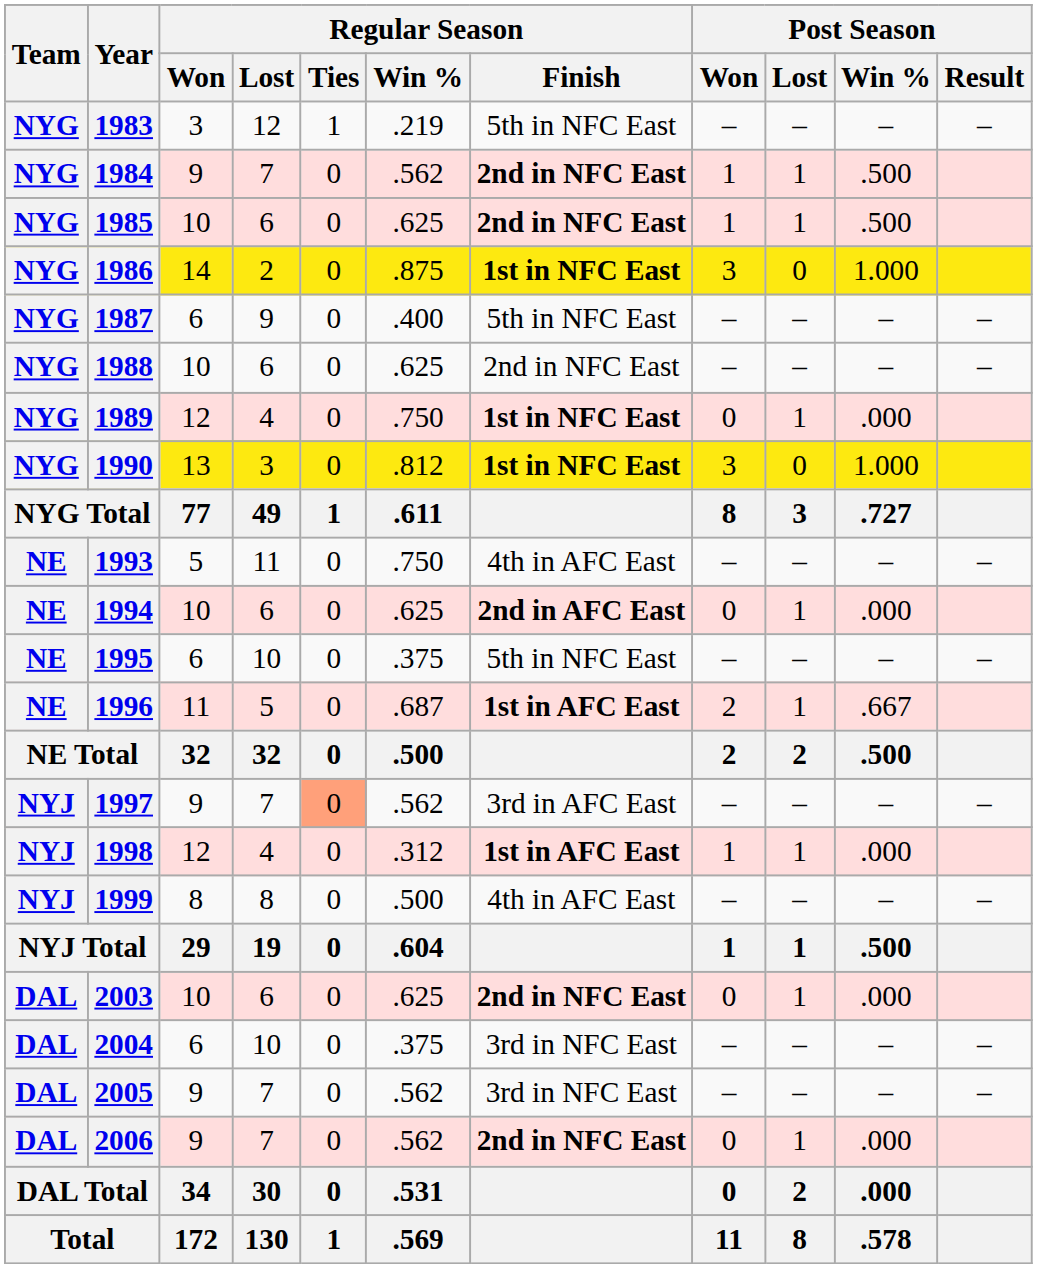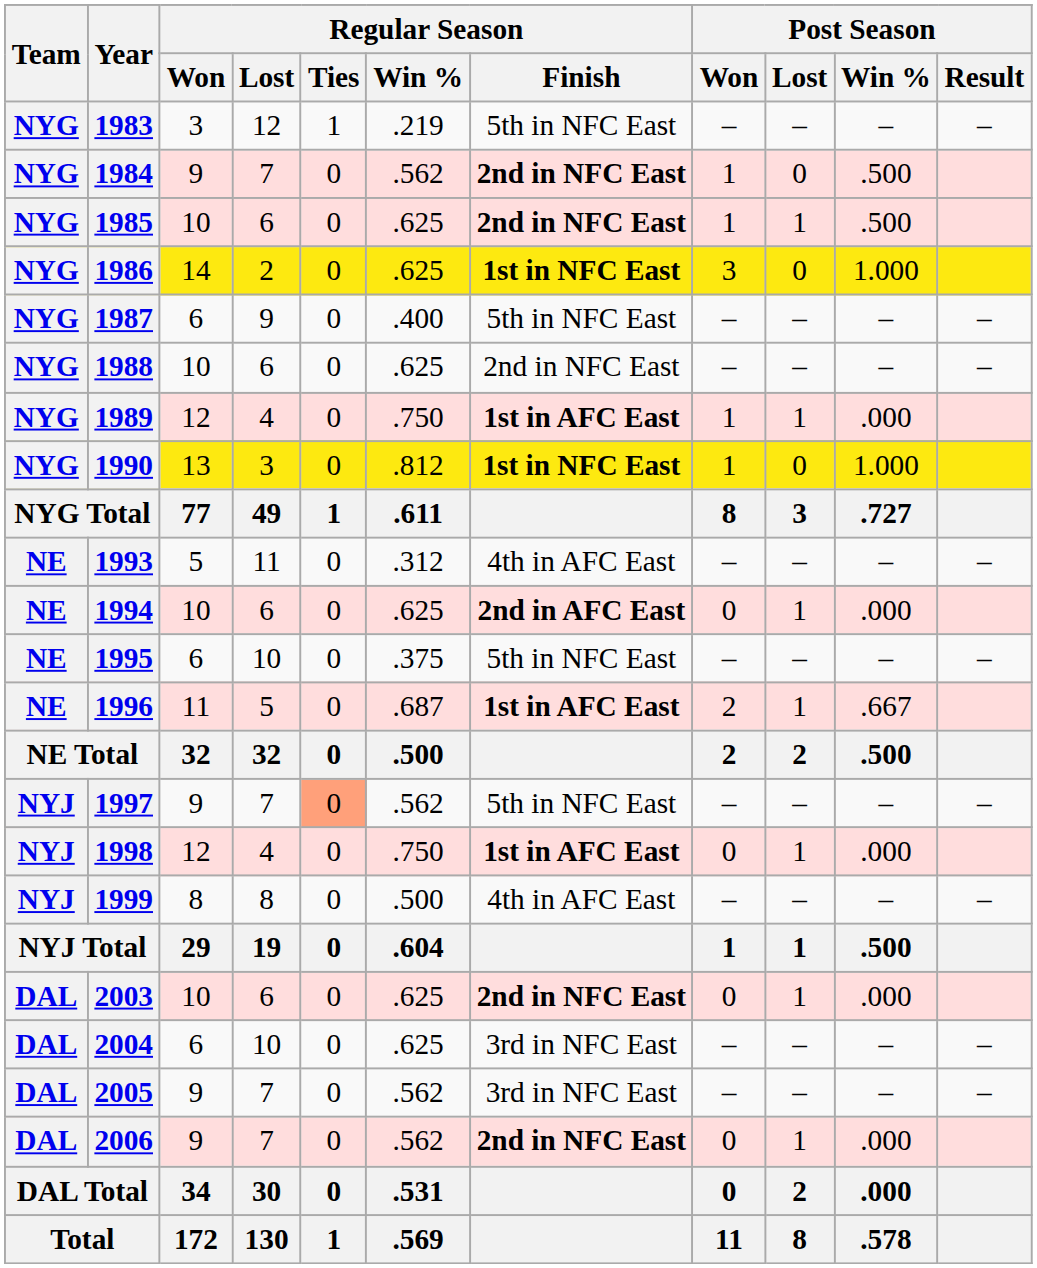(800, 173) 1 -> (800, 173) 0
(418, 270) .875 -> (418, 270) .625
(581, 415) 1st in NFC East -> (581, 415) 1st in AFC East
(729, 415) 0 -> (729, 415) 1
(729, 464) 3 -> (729, 464) 1
(418, 560) .750 -> (418, 560) .312
(581, 802) 3rd in AFC East -> (581, 802) 5th in NFC East
(418, 851) .312 -> (418, 851) .750
(729, 851) 1 -> (729, 851) 0
(418, 1044) .375 -> (418, 1044) .625
